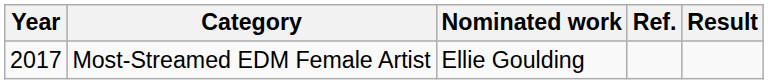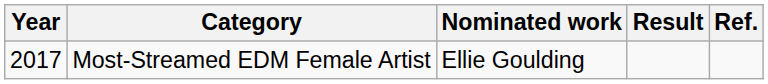columns swapped: (723, 22) <-> (655, 22)
